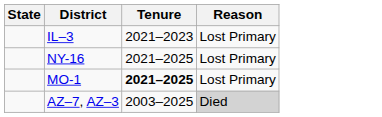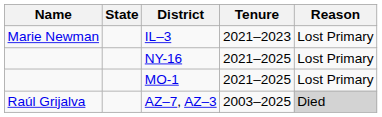+ column: (53, 15)
(159, 79) bold -> (257, 79) normal
